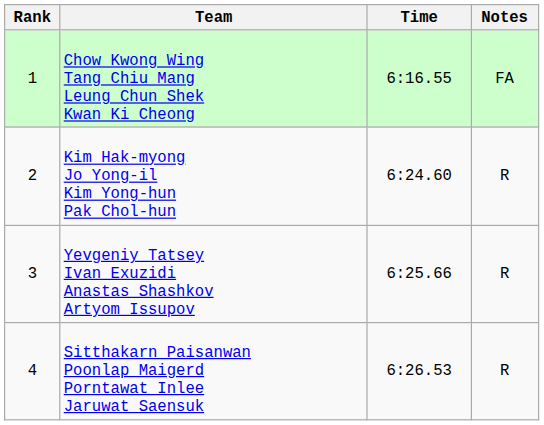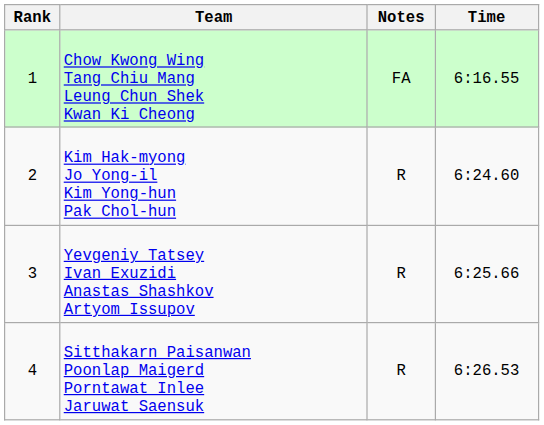columns swapped: (419, 17) <-> (505, 17)
